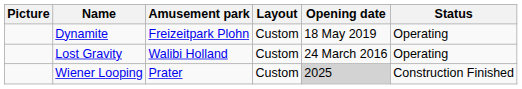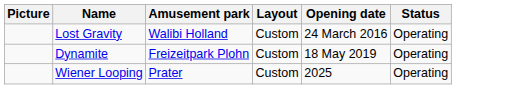rows swapped: (89, 53) <-> (82, 34)
(318, 73) lightgrey background -> (318, 73) no background
(454, 73) Construction Finished -> (421, 73) Operating
